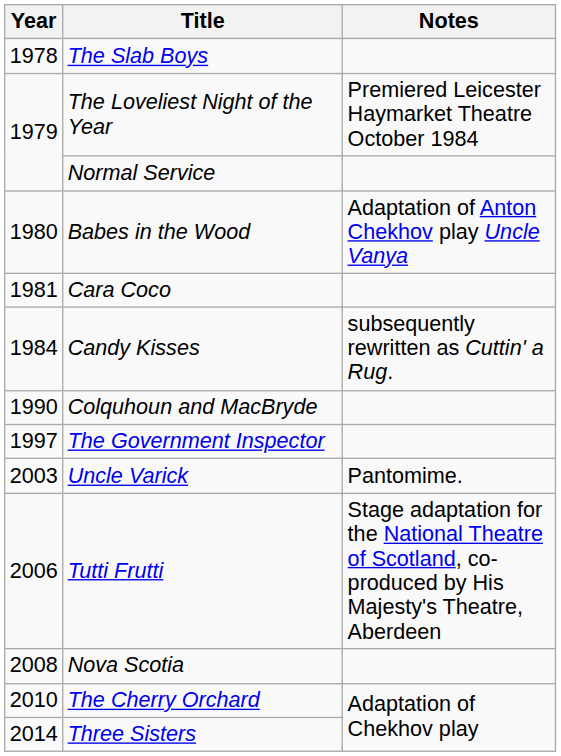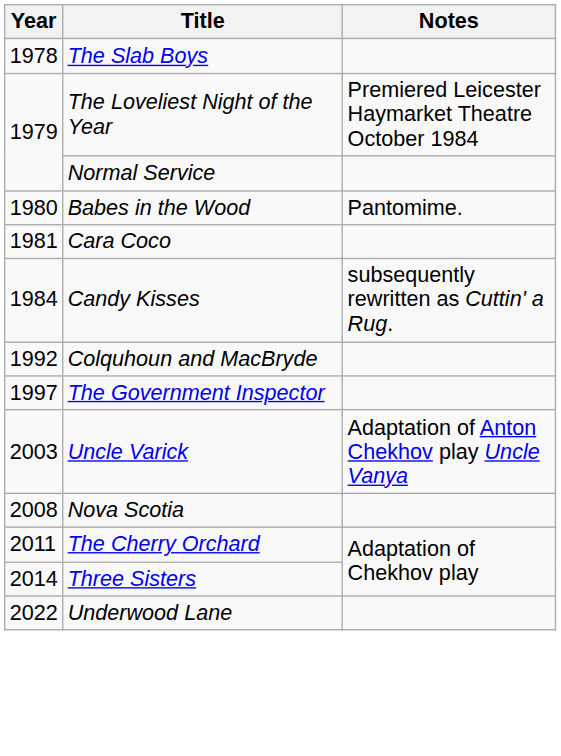(444, 231) Adaptation of Anton Chekhov play Uncle Vanya -> (405, 207) Pantomime.
(34, 407) 1990 -> (34, 358) 1992
(405, 475) Pantomime. -> (444, 451) Adaptation of Anton Chekhov play Uncle Vanya
- row: (115, 570)
(34, 700) 2010 -> (33, 544) 2011
+ row: (150, 612)
